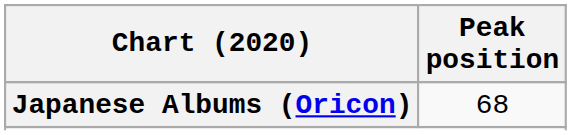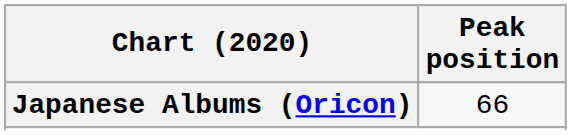(492, 105) 68 -> (492, 105) 66
